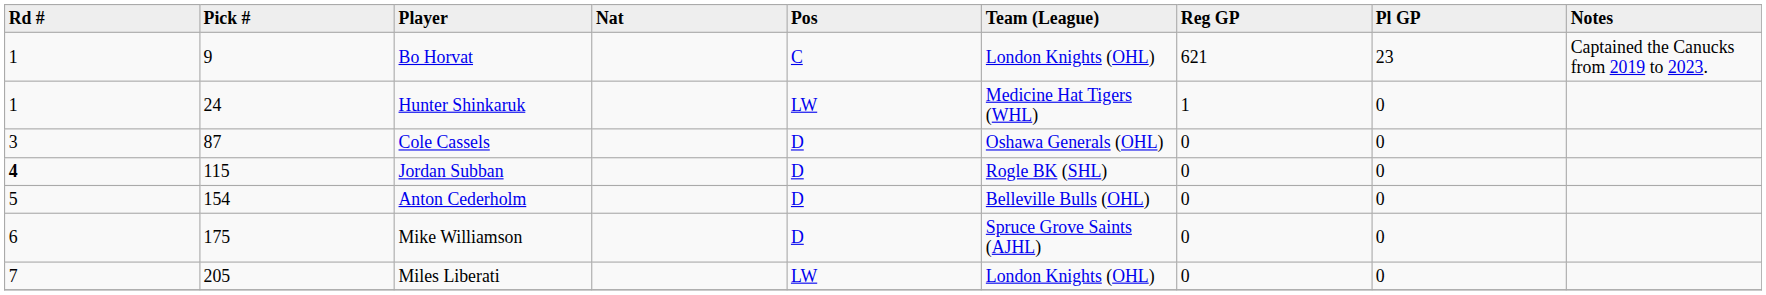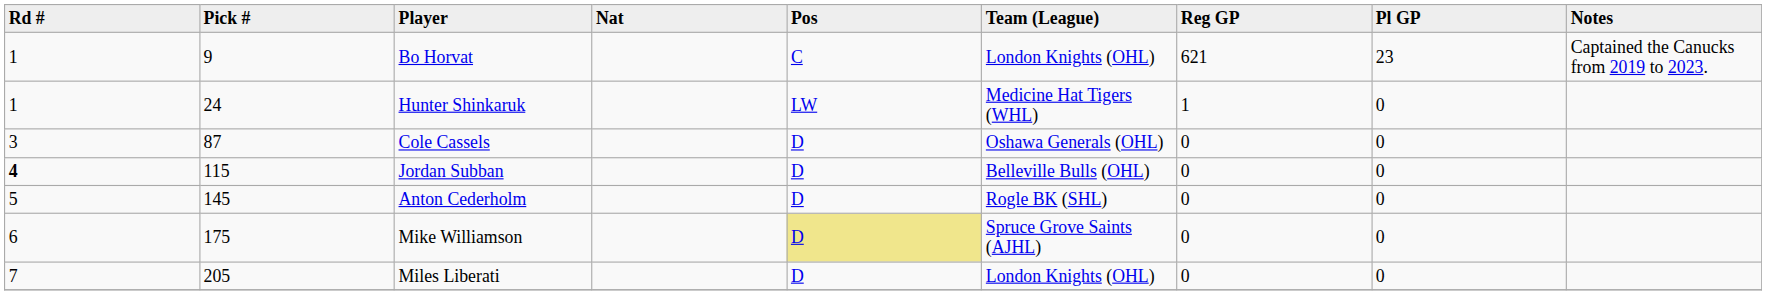(1047, 171) Rogle BK (SHL) -> (1068, 171) Belleville Bulls (OHL)
(217, 199) 154 -> (217, 199) 145
(1068, 199) Belleville Bulls (OHL) -> (1047, 199) Rogle BK (SHL)
(797, 237) no background -> (797, 237) khaki background
(804, 275) LW -> (797, 275) D
